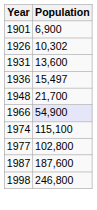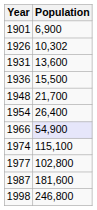(51, 79) 15,497 -> (51, 79) 15,500
+ row: (19, 113)
(54, 163) 187,600 -> (54, 180) 181,600
